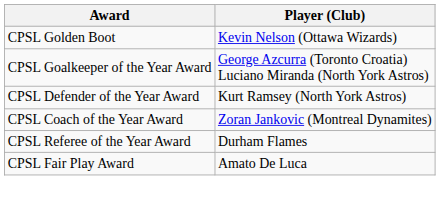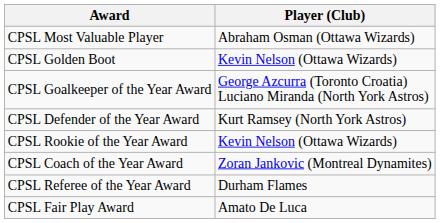+ row: (86, 37)
+ row: (98, 141)
